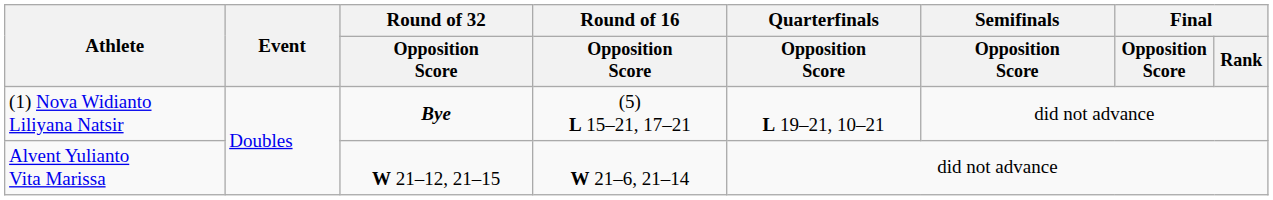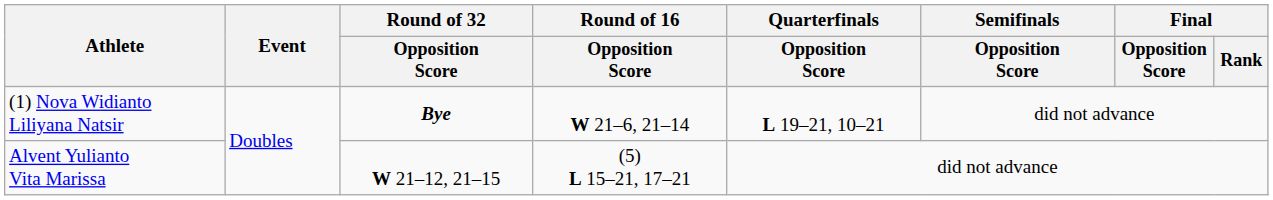(630, 113) (5) L 15–21, 17–21 -> (630, 125) W 21–6, 21–14
(630, 178) W 21–6, 21–14 -> (630, 167) (5) L 15–21, 17–21
